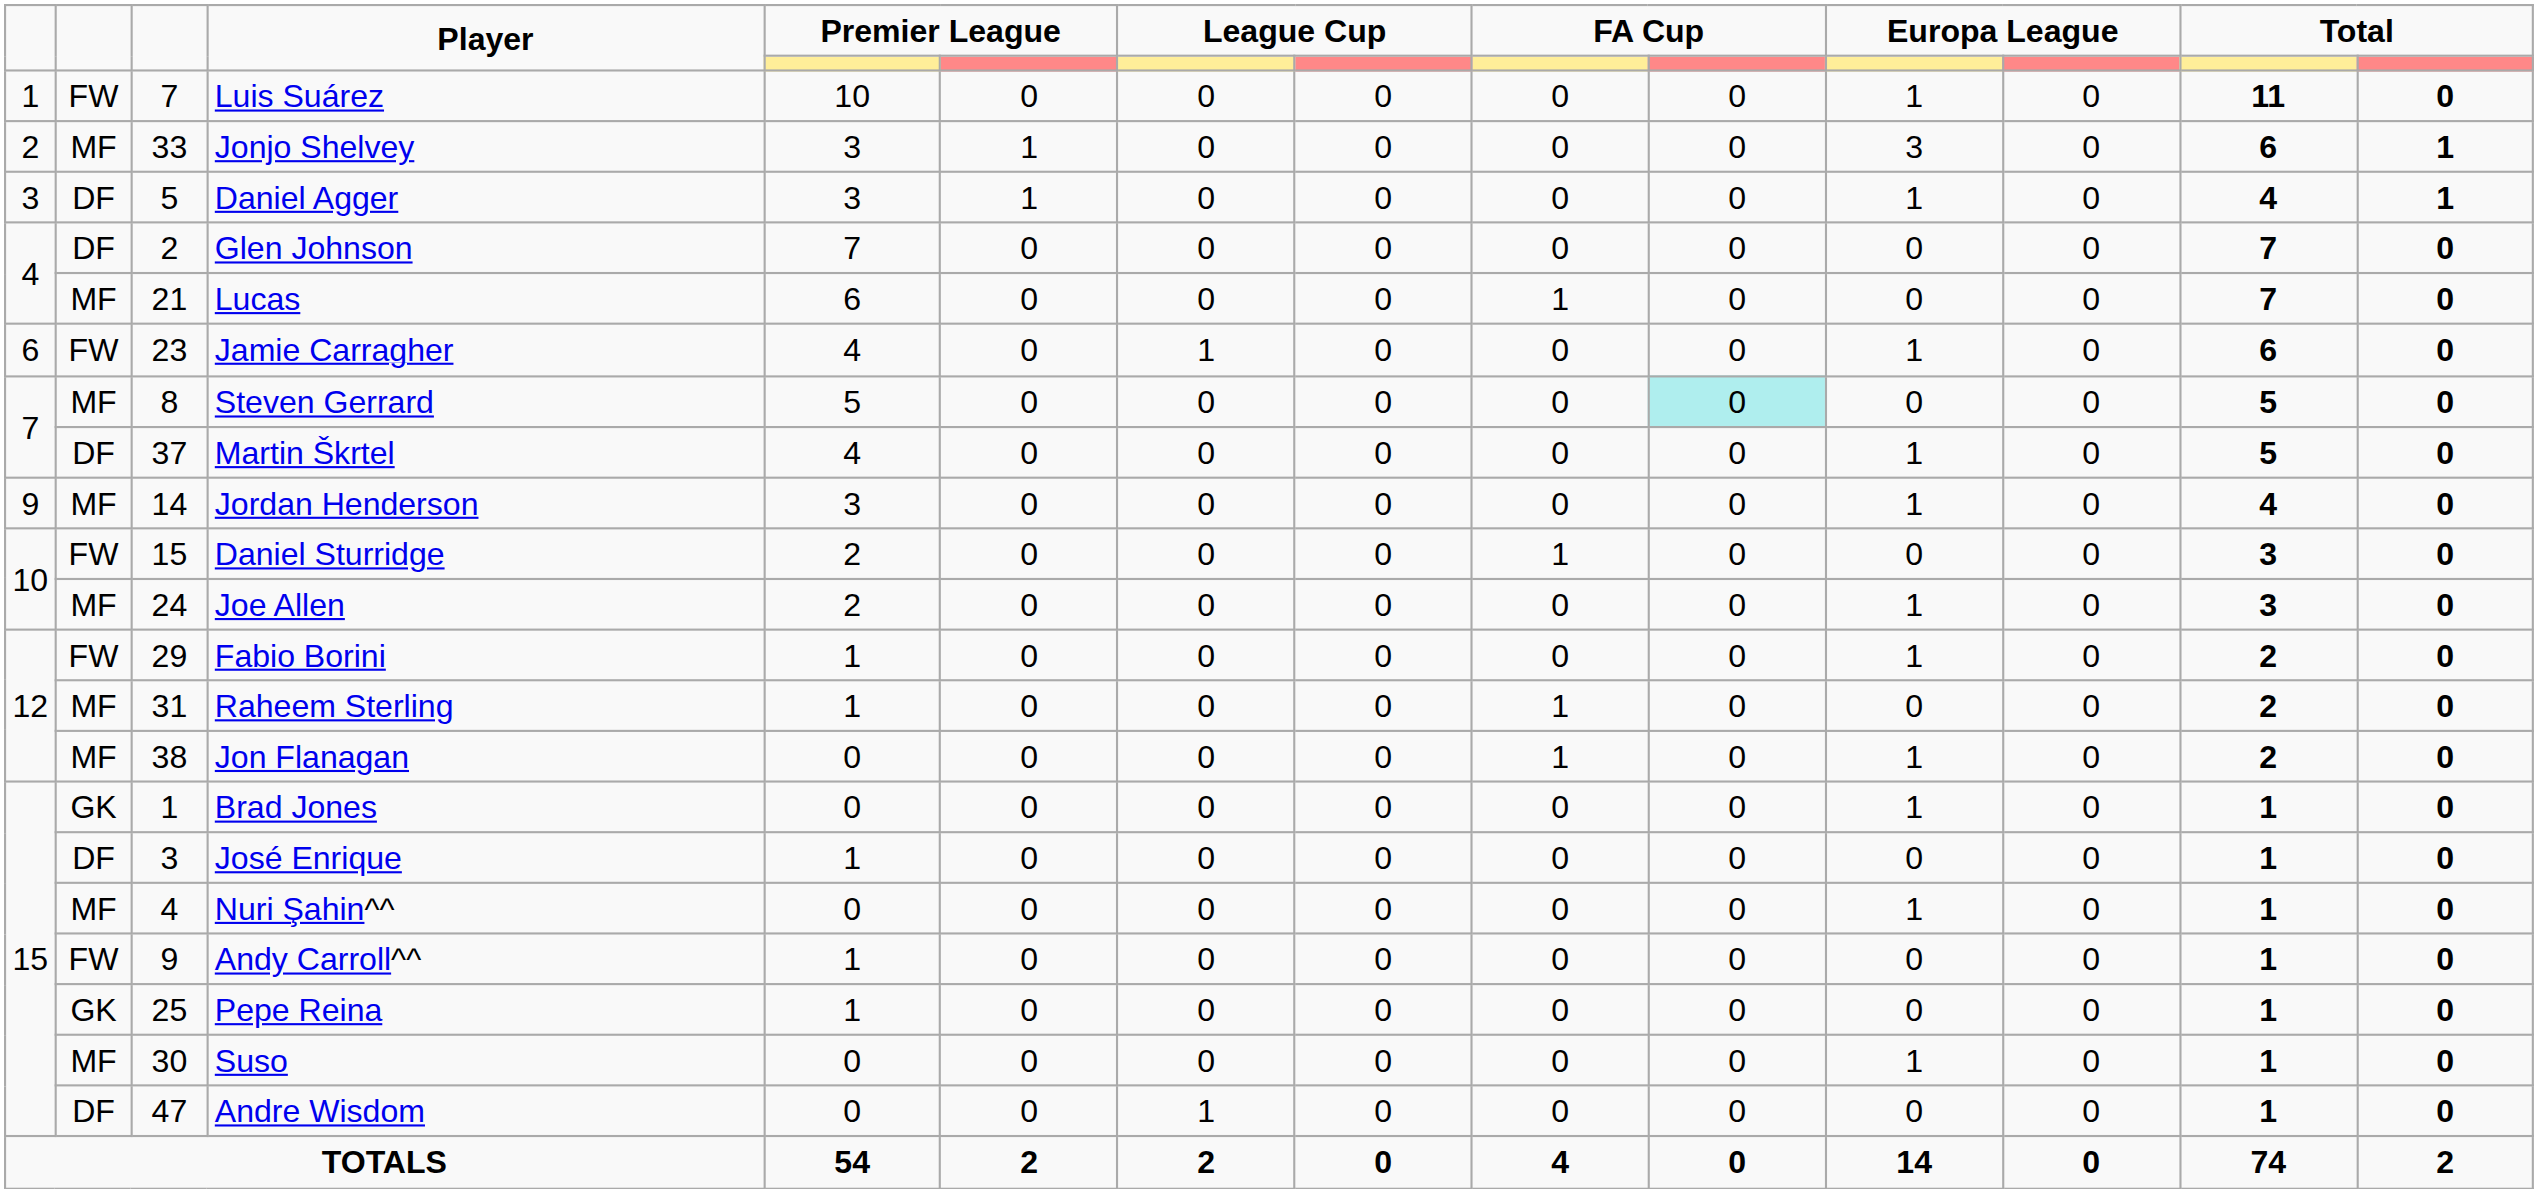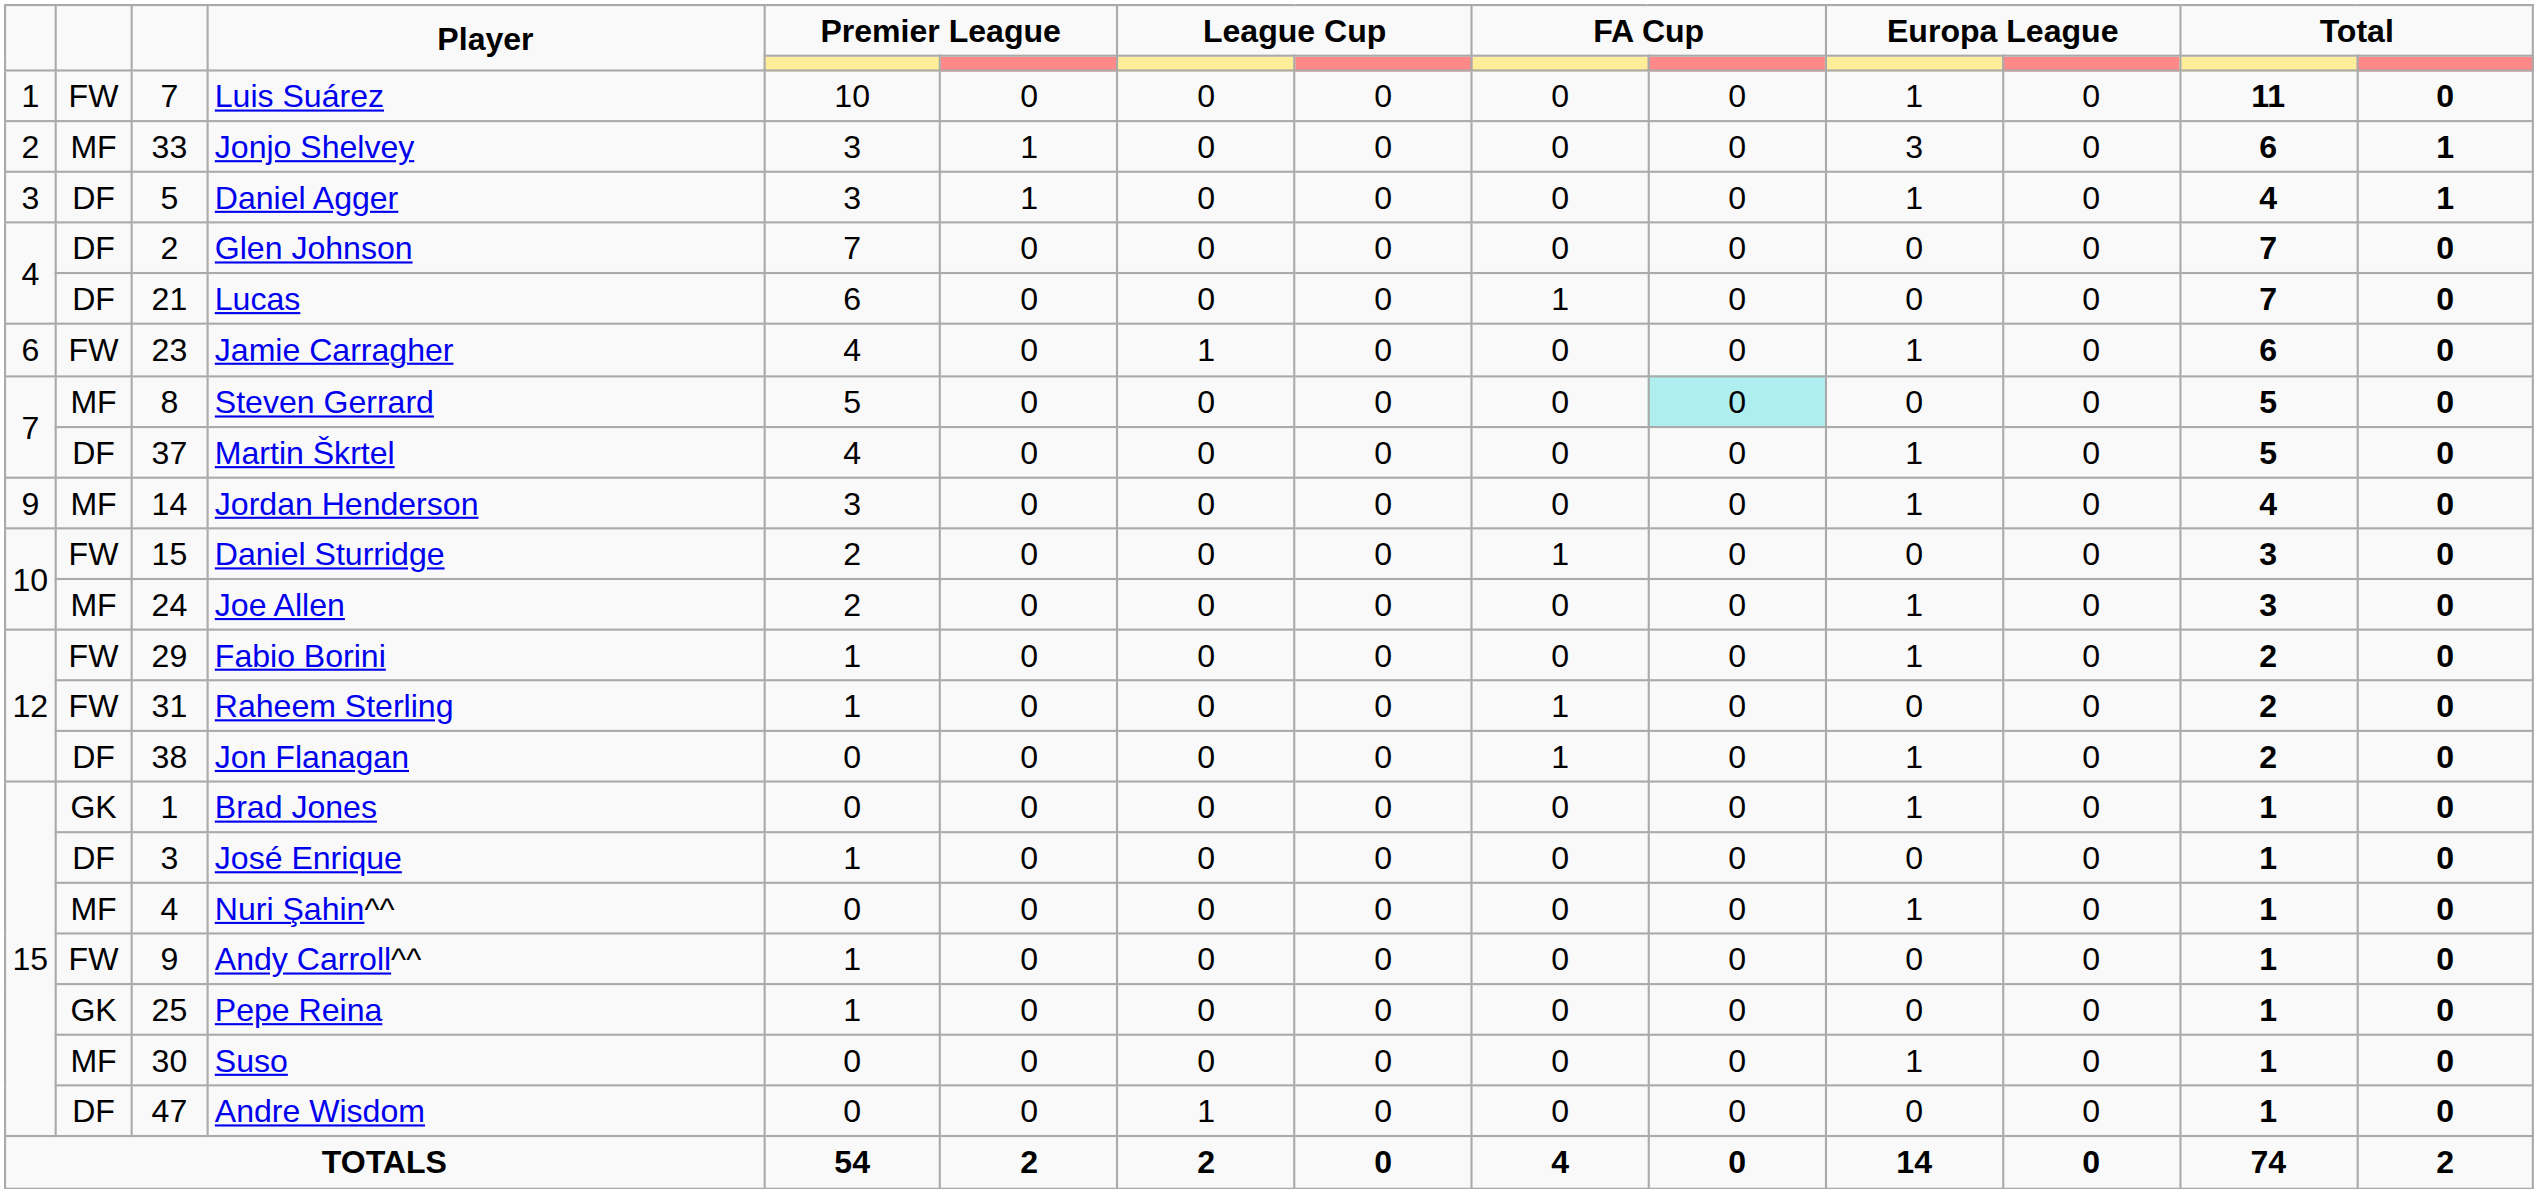(94, 299) MF -> (94, 299) DF
(94, 706) MF -> (94, 706) FW
(94, 756) MF -> (94, 756) DF
